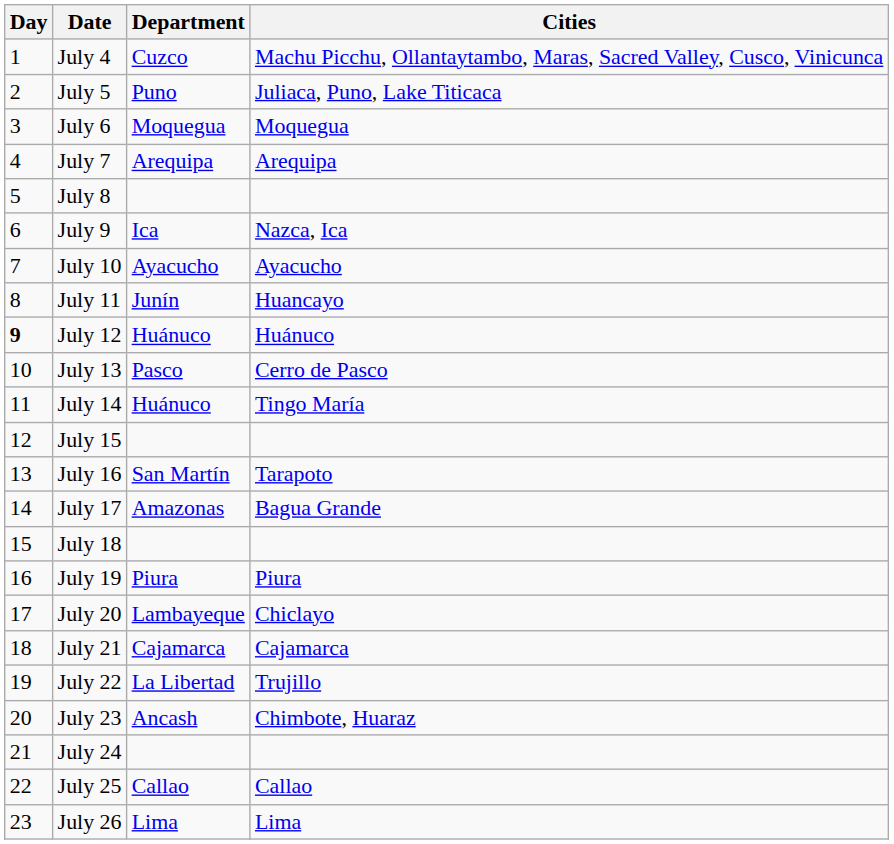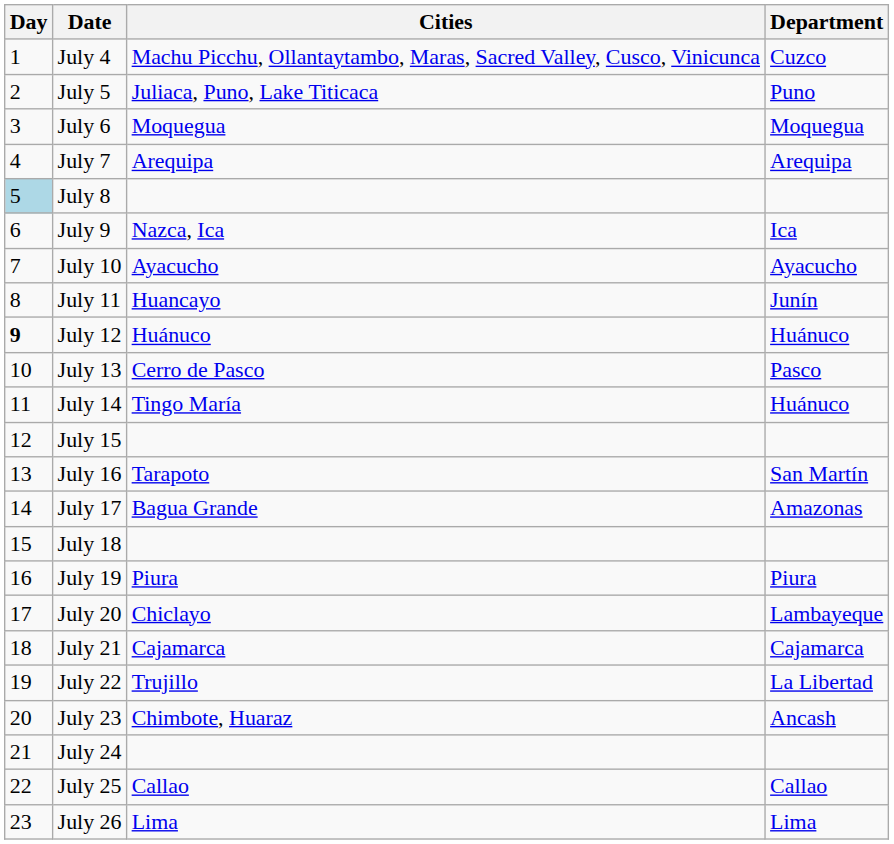columns swapped: (188, 21) <-> (569, 21)
(15, 195) no background -> (15, 195) lightblue background
